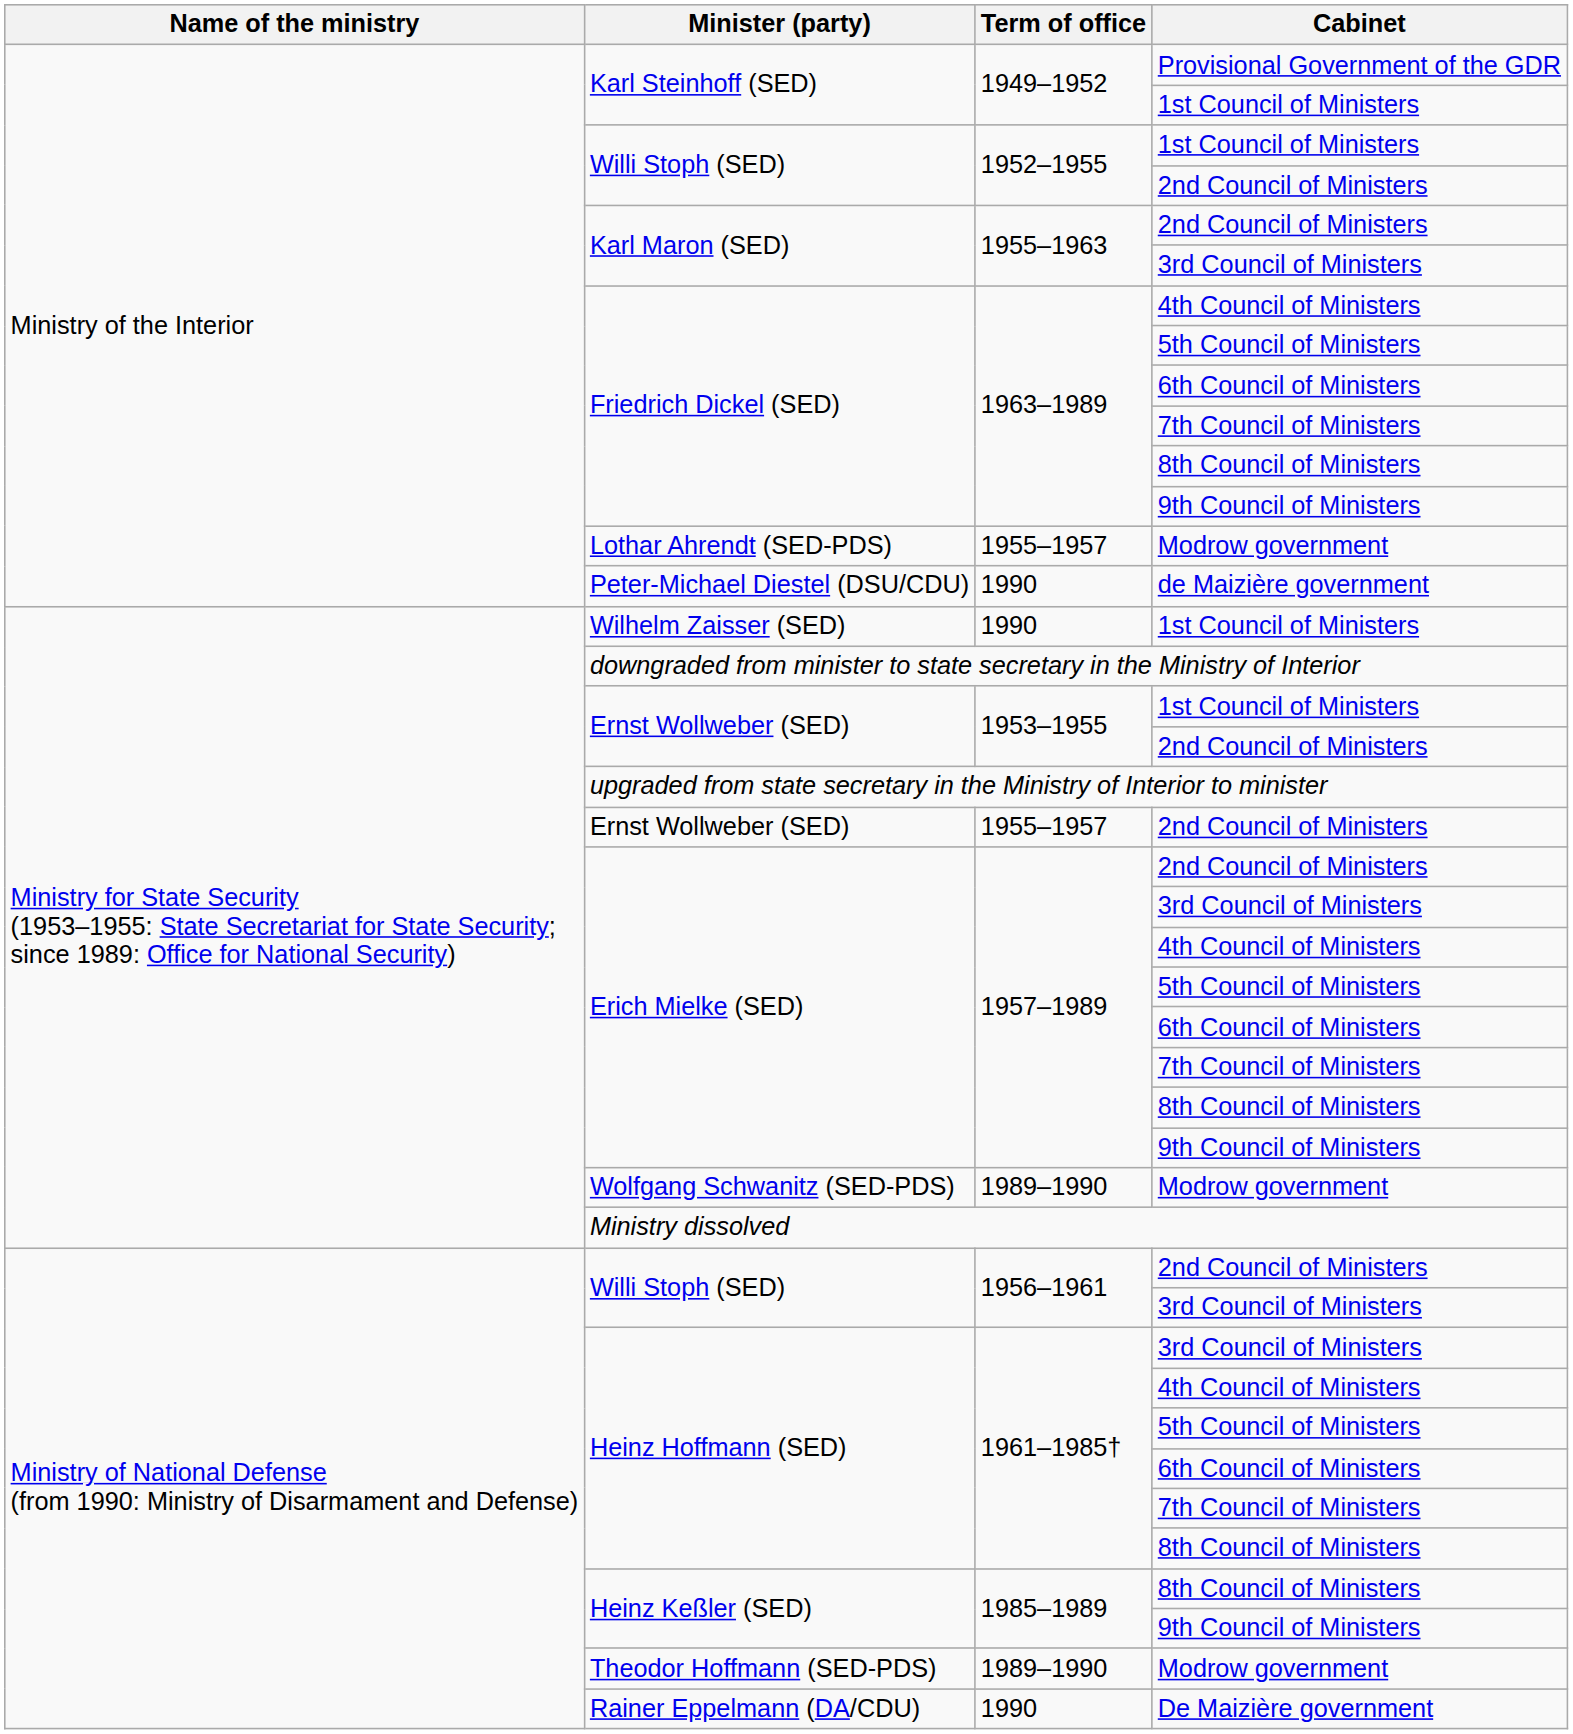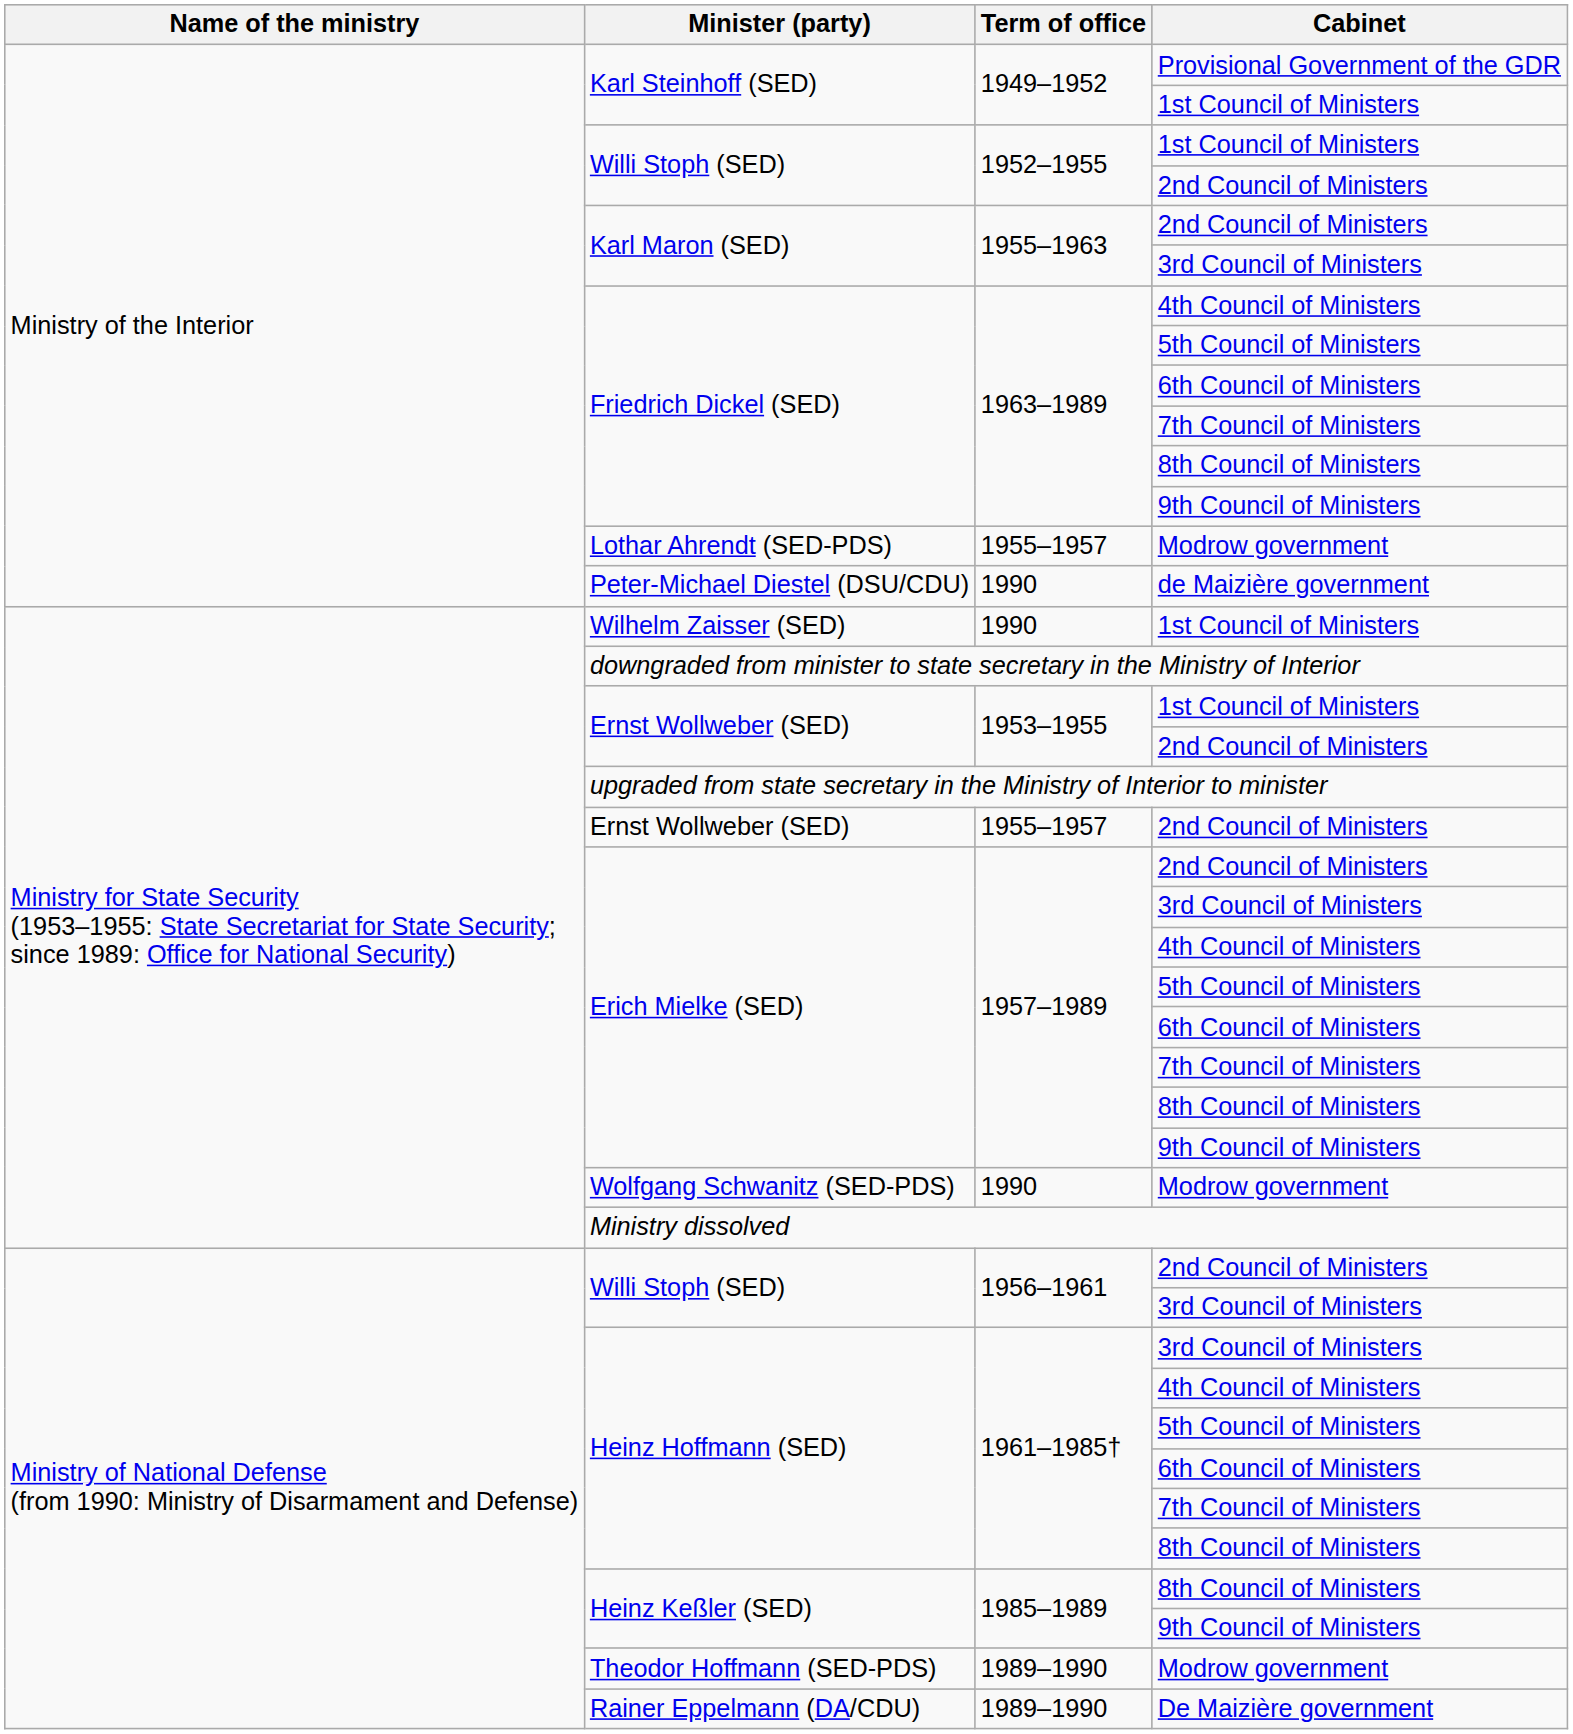(1044, 1187) 1989–1990 -> (1009, 1187) 1990
(1009, 1708) 1990 -> (1044, 1708) 1989–1990
